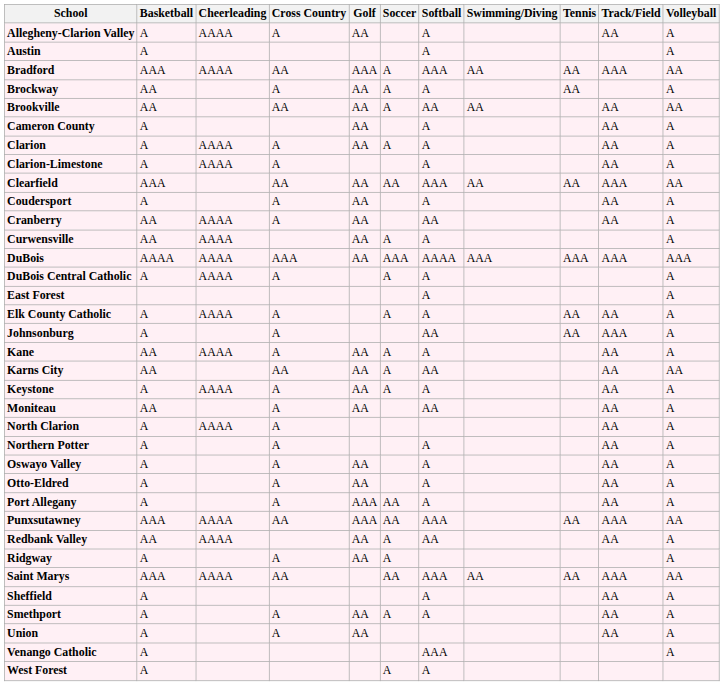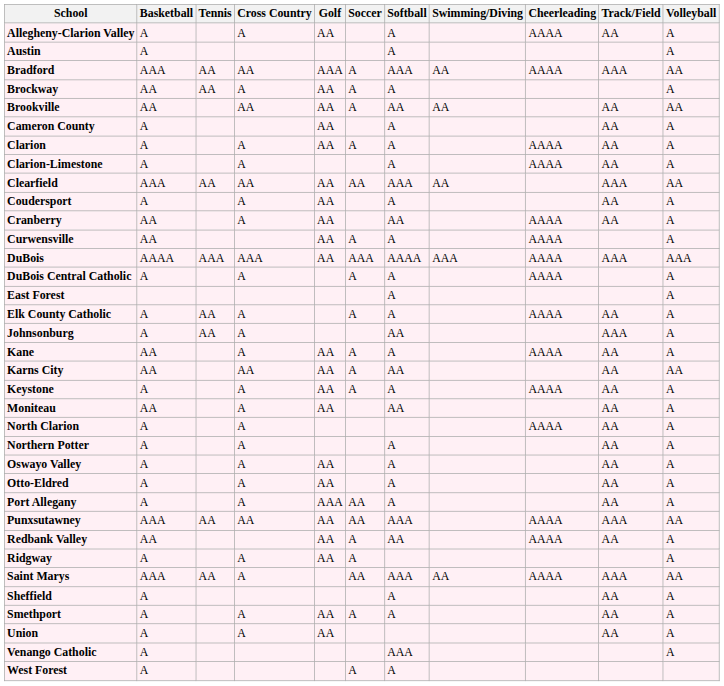columns swapped: (232, 13) <-> (580, 13)
(365, 520) AAA -> (326, 520) AA
(280, 577) AA -> (241, 577) A
